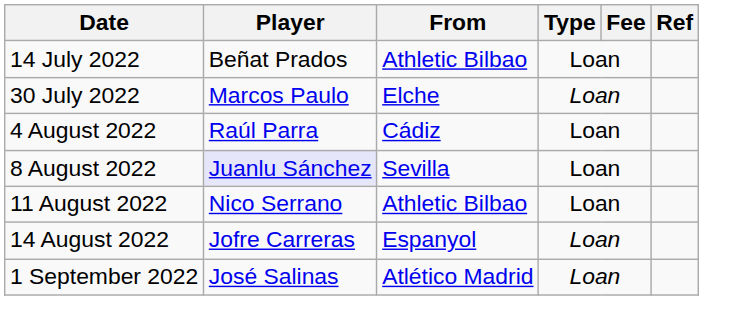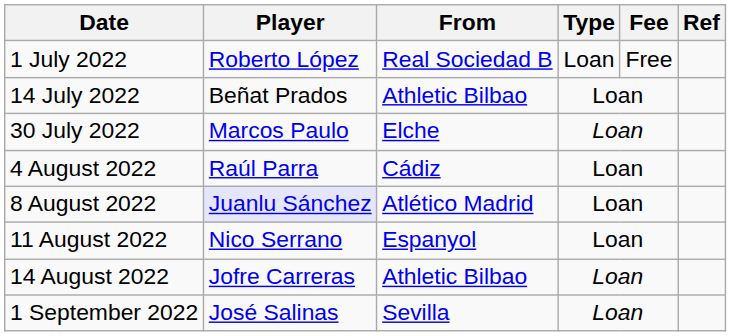+ row: (69, 58)
(416, 167) Sevilla -> (458, 204) Atlético Madrid
(455, 204) Athletic Bilbao -> (429, 240) Espanyol
(429, 240) Espanyol -> (455, 276) Athletic Bilbao
(458, 276) Atlético Madrid -> (416, 312) Sevilla
